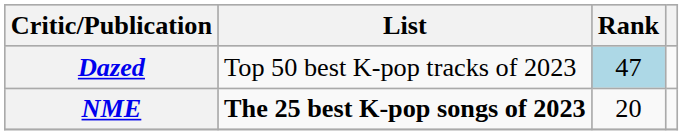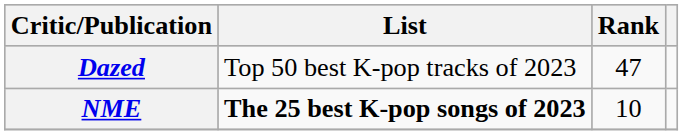(628, 66) lightblue background -> (628, 66) no background
(628, 108) 20 -> (628, 108) 10
